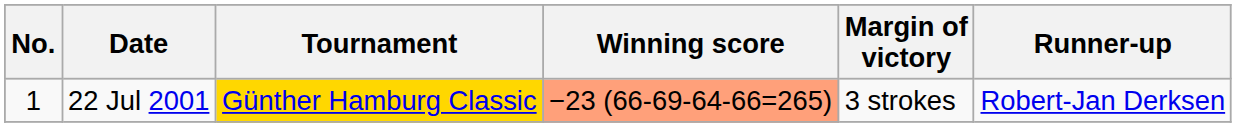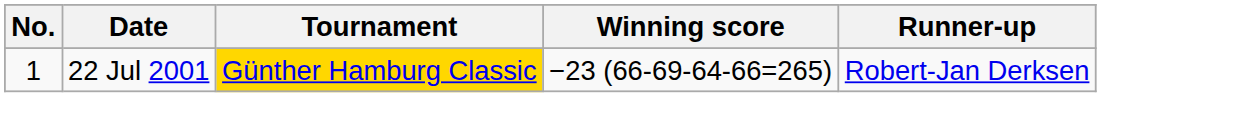- column: (906, 42)
(691, 101) lightsalmon background -> (691, 70) no background
